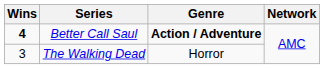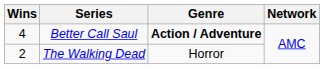(22, 34) bold -> (22, 34) normal
(22, 53) 3 -> (22, 53) 2
